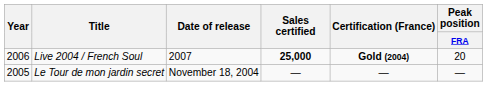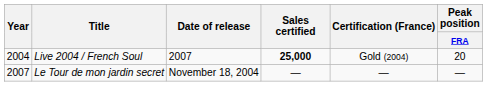(18, 56) 2006 -> (18, 56) 2004
(384, 56) bold -> (384, 56) normal
(18, 72) 2005 -> (18, 72) 2007
